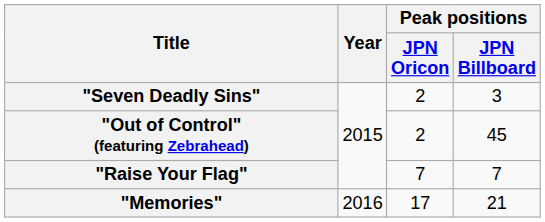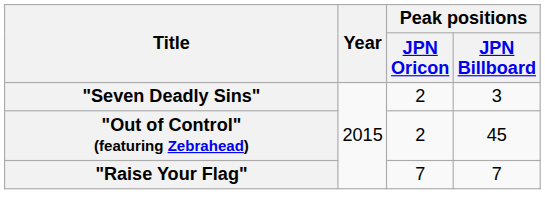- row: (171, 202)
